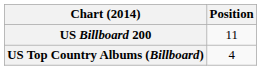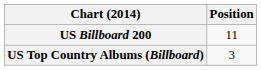(232, 55) 4 -> (232, 55) 3
